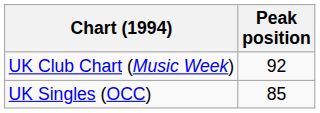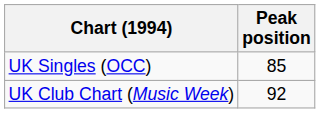rows swapped: (80, 94) <-> (121, 66)
